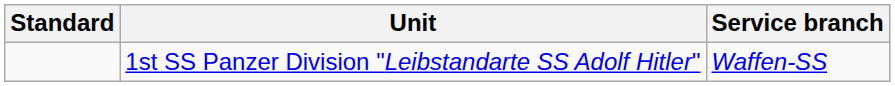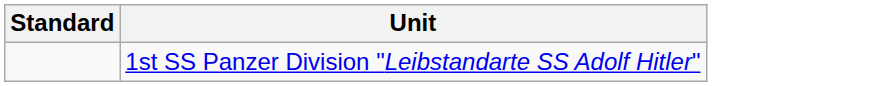- column: (798, 23)
